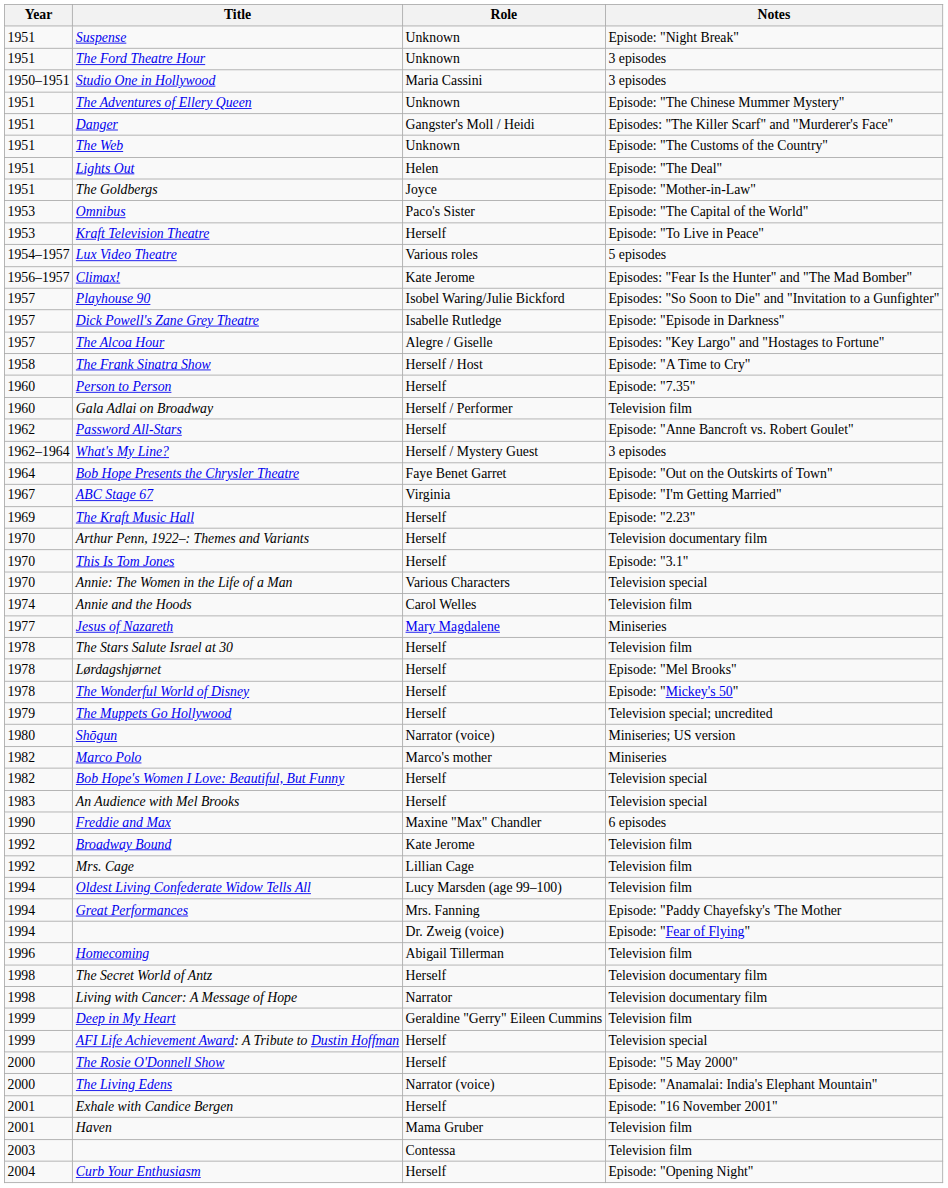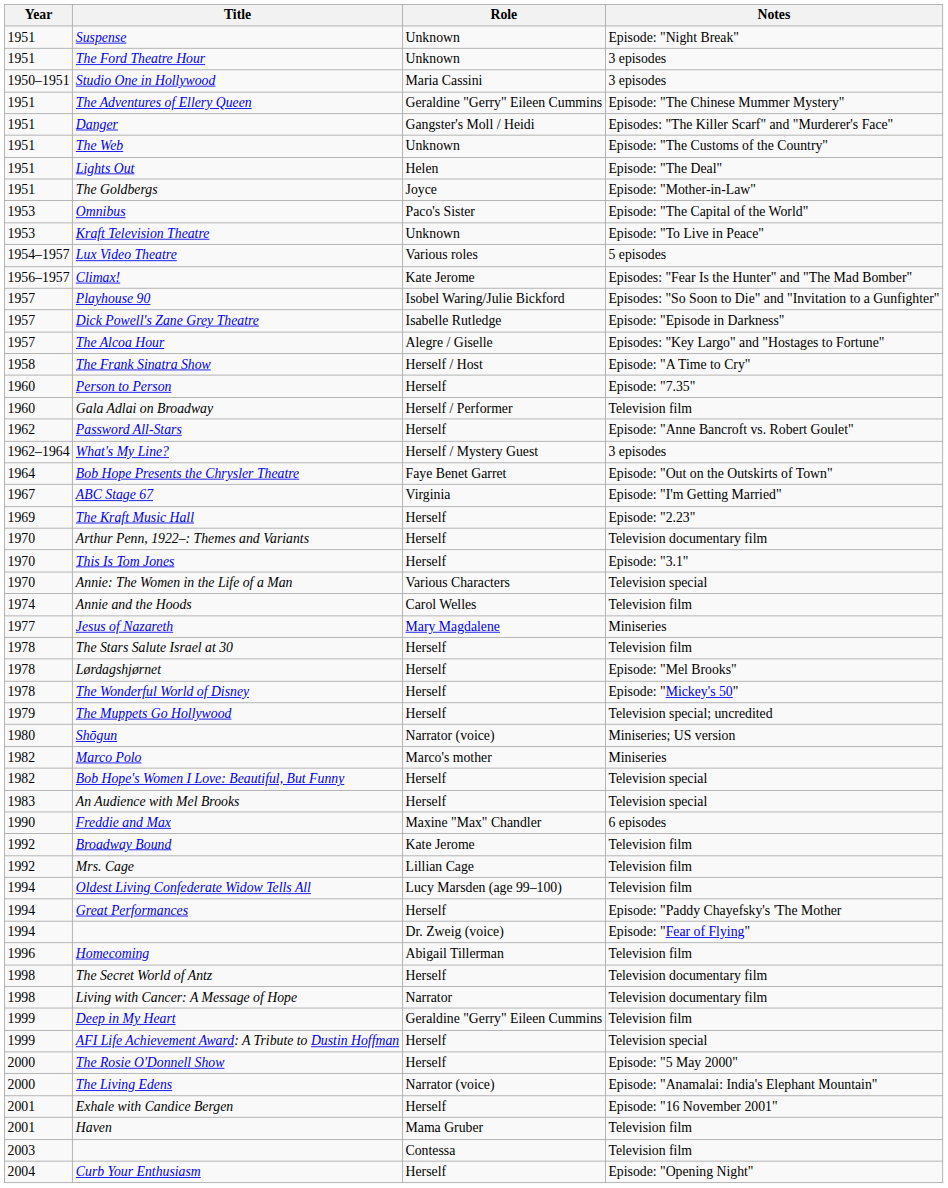(433, 102) Unknown -> (504, 102) Geraldine "Gerry" Eileen Cummins
(426, 233) Herself -> (433, 233) Unknown
(443, 910) Mrs. Fanning -> (426, 910) Herself
